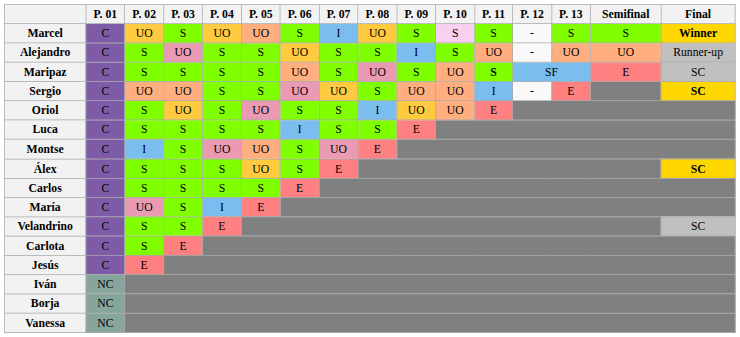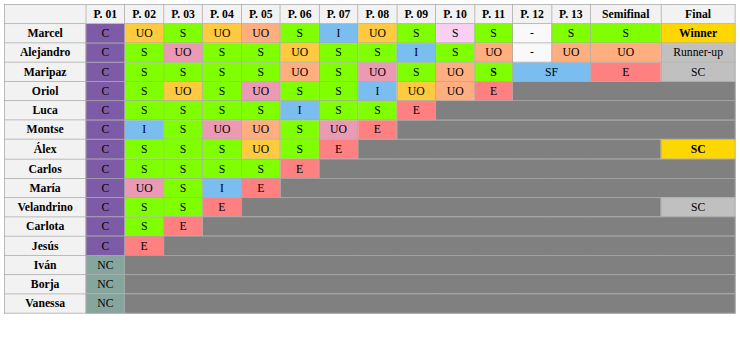- row: (45, 91)
